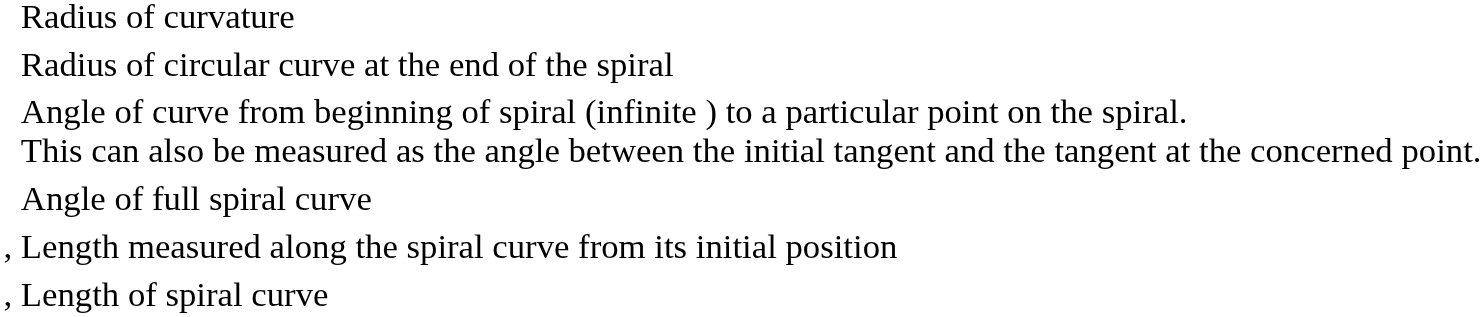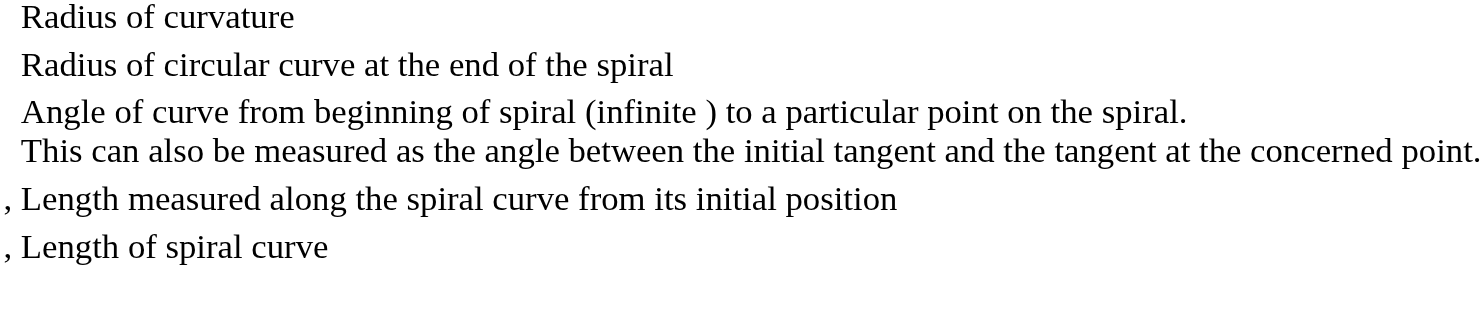- row: (196, 198)
